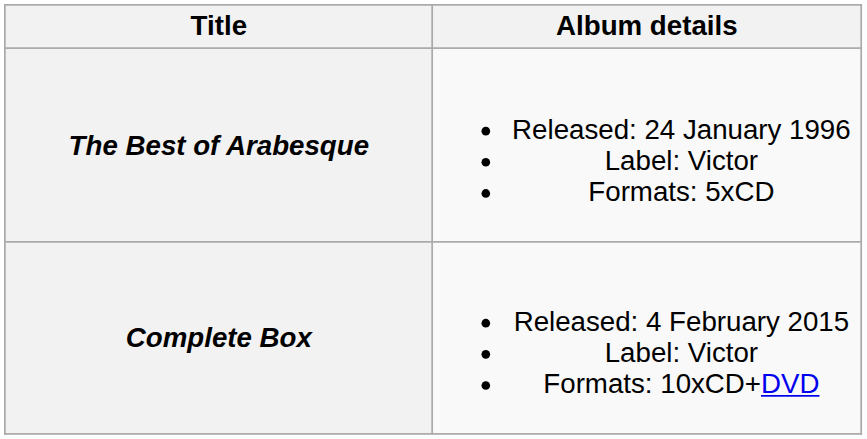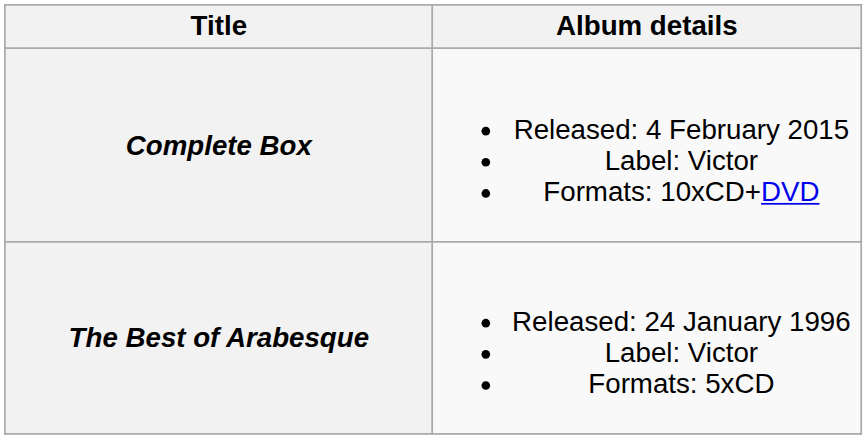rows swapped: (219, 144) <-> (219, 337)
